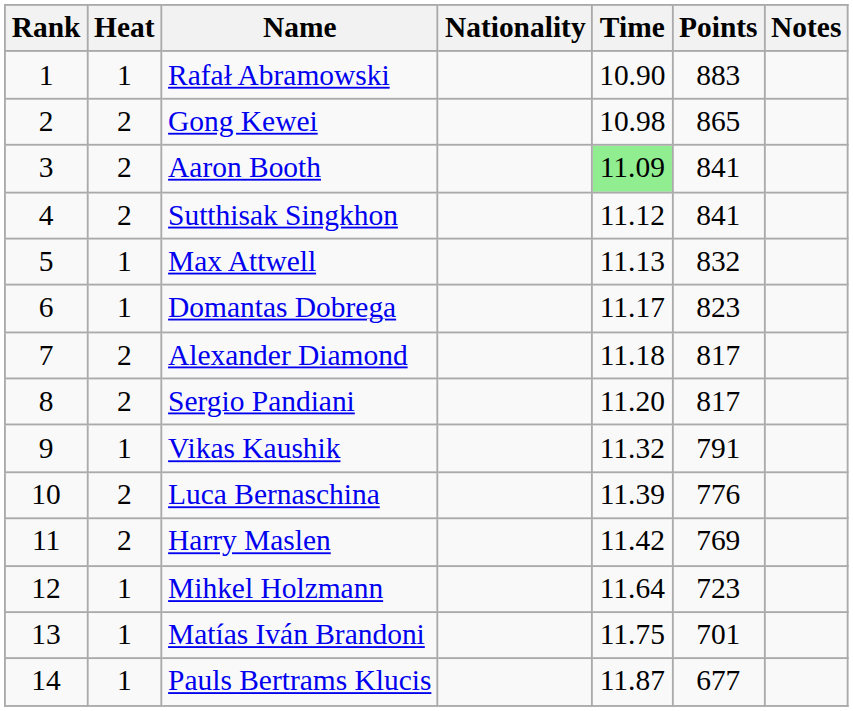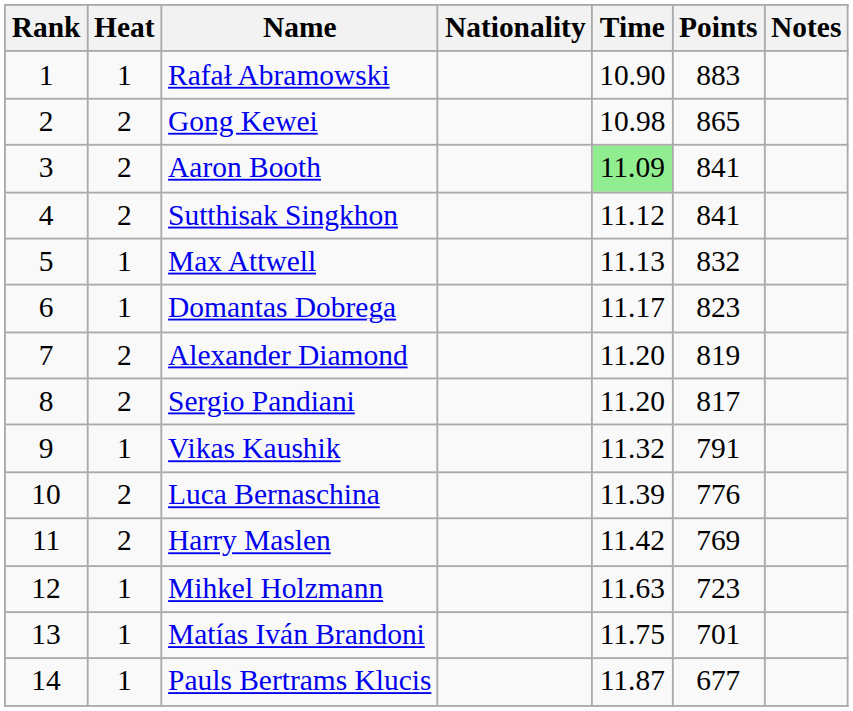(632, 354) 11.18 -> (632, 354) 11.20
(718, 354) 817 -> (718, 354) 819
(632, 588) 11.64 -> (632, 588) 11.63
